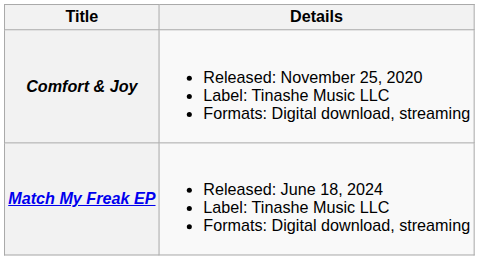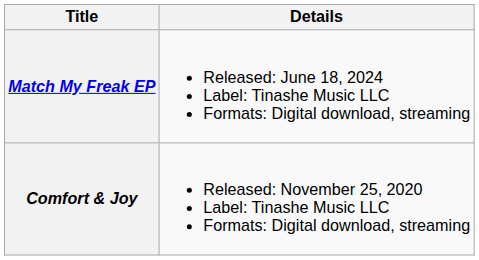rows swapped: (82, 86) <-> (82, 198)
